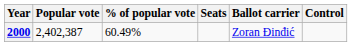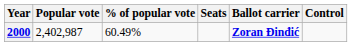(59, 32) 2,402,387 -> (59, 32) 2,402,987
(263, 32) normal -> (266, 32) bold
